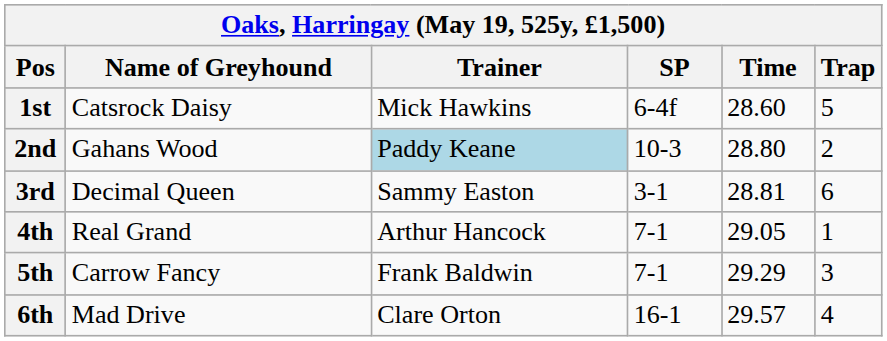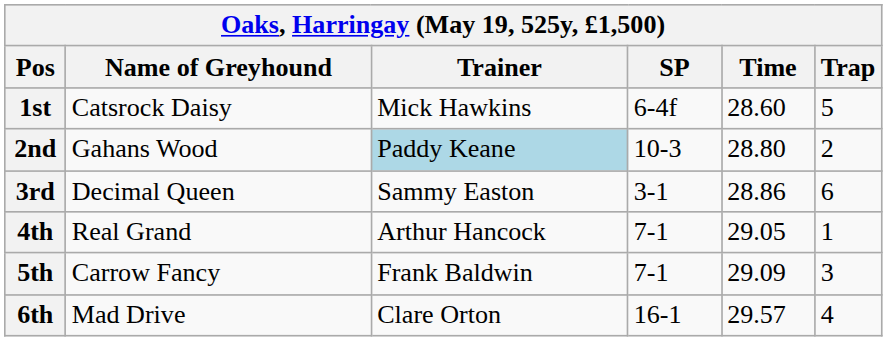(757, 190) 28.81 -> (757, 190) 28.86
(757, 273) 29.29 -> (757, 273) 29.09
